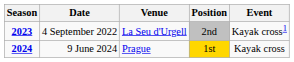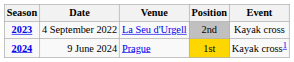(259, 31) Kayak cross1 -> (259, 30) Kayak cross
(259, 49) Kayak cross -> (259, 48) Kayak cross1
